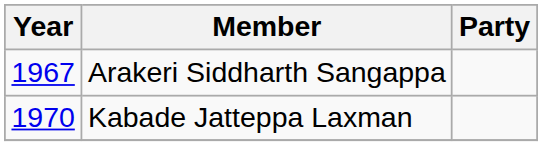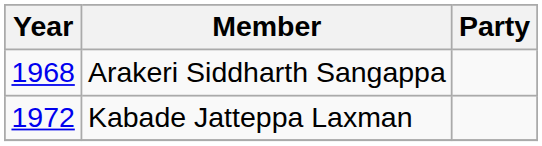(43, 72) 1967 -> (43, 72) 1968
(43, 117) 1970 -> (43, 117) 1972
